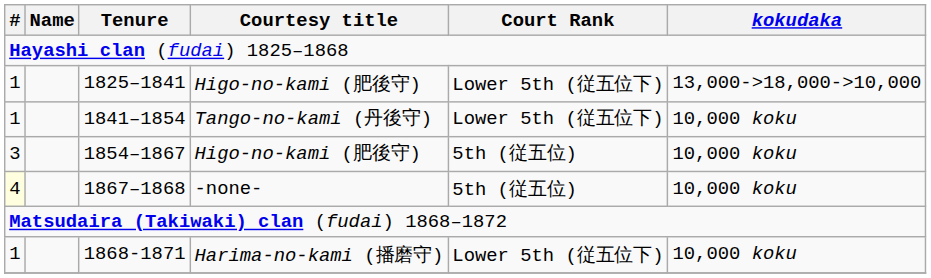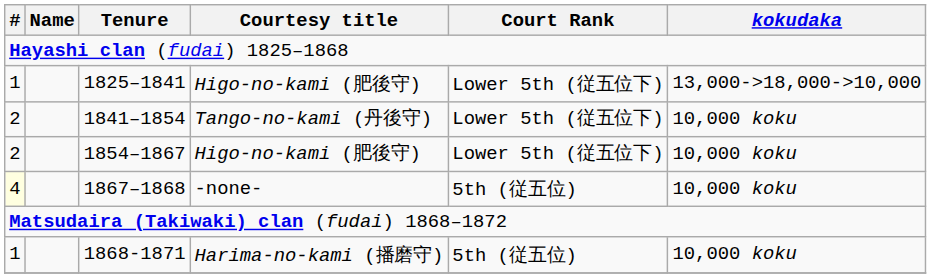(15, 119) 1 -> (15, 119) 2
(15, 154) 3 -> (15, 154) 2
(515, 155) 5th (従五位) -> (558, 155) Lower 5th (従五位下)
(558, 255) Lower 5th (従五位下) -> (515, 255) 5th (従五位)
